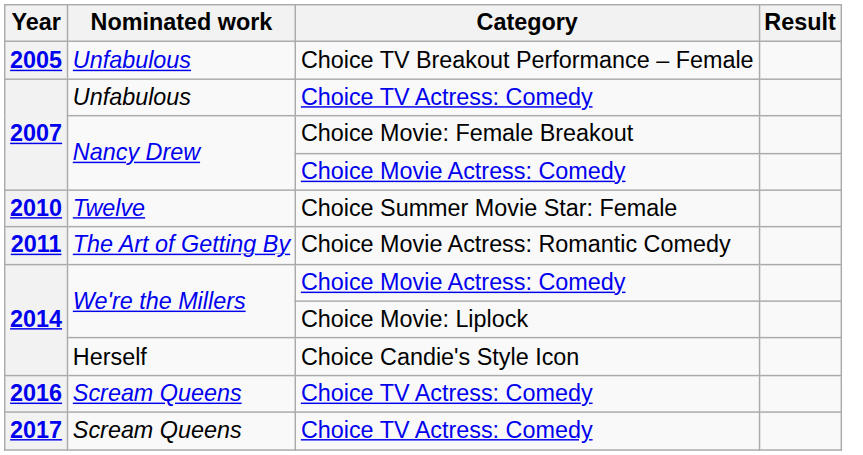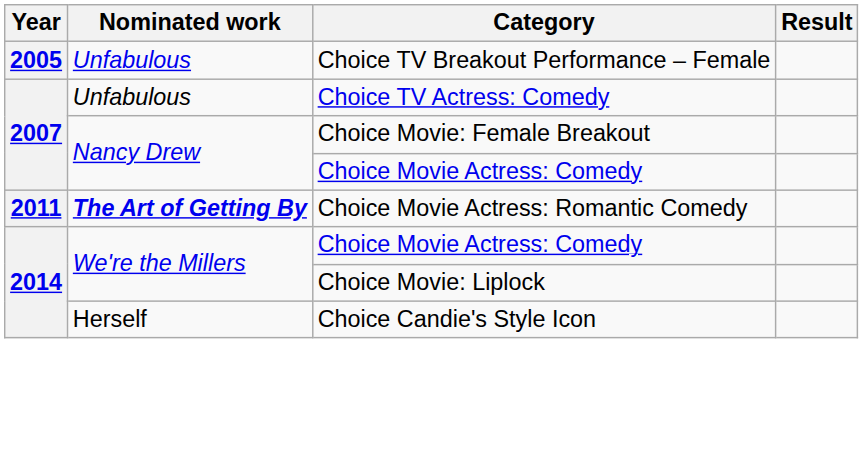- row: (36, 208)
(181, 245) normal -> (190, 208) bold
- row: (36, 393)
- row: (36, 430)
